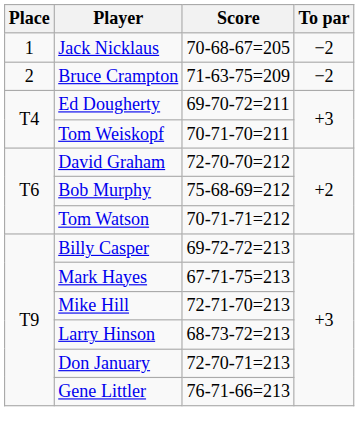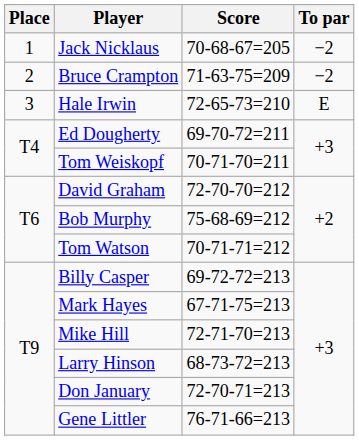+ row: (97, 104)
